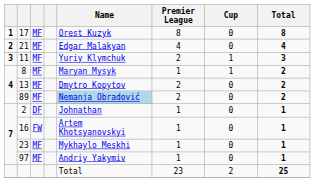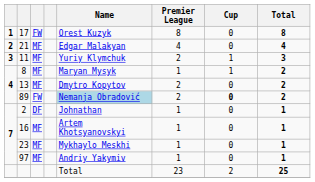(37, 33) MF -> (37, 33) FW
(37, 97) MF -> (37, 97) FW
(231, 97) normal -> (231, 97) bold
(37, 128) FW -> (37, 128) MF
